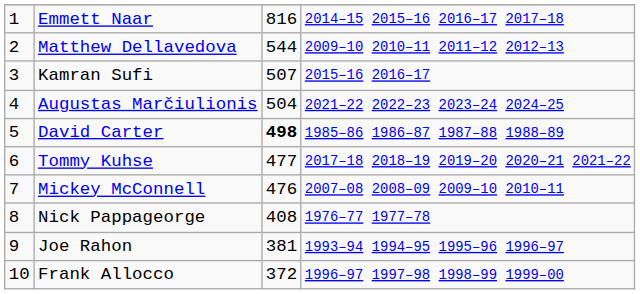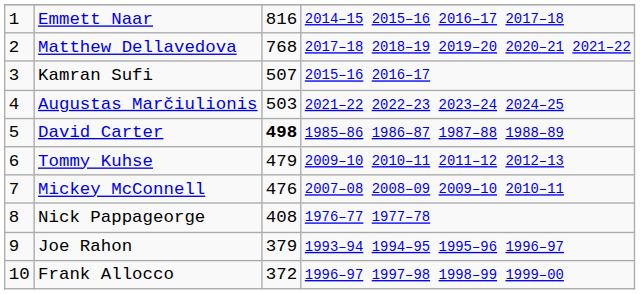(282, 47) 544 -> (282, 47) 768
(434, 47) 2009–10 2010–11 2011–12 2012–13 -> (468, 47) 2017–18 2018–19 2019–20 2020–21 2021–22
(282, 104) 504 -> (282, 104) 503
(282, 161) 477 -> (282, 161) 479
(468, 161) 2017–18 2018–19 2019–20 2020–21 2021–22 -> (434, 161) 2009–10 2010–11 2011–12 2012–13
(282, 246) 381 -> (282, 246) 379
